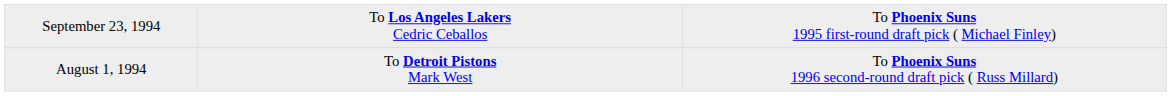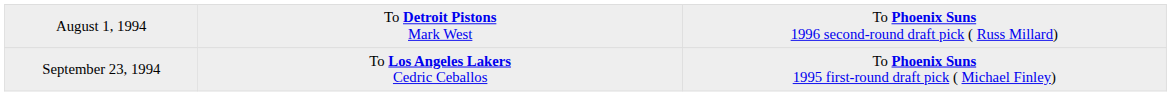rows swapped: (101, 69) <-> (101, 26)
